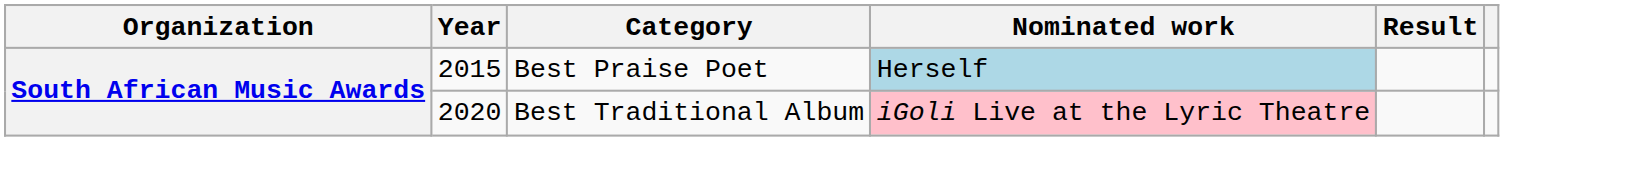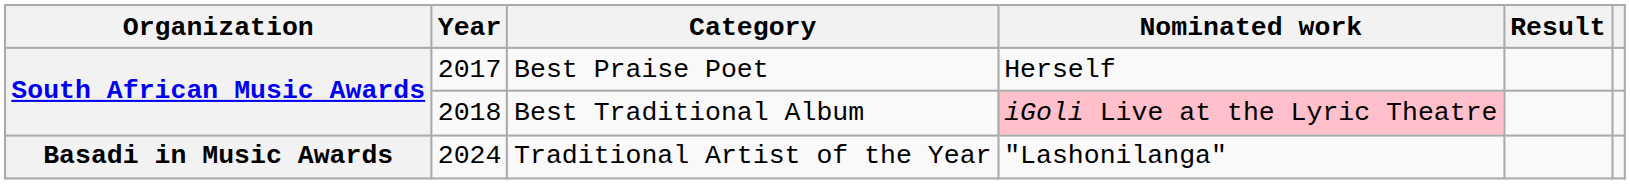(470, 70) 2015 -> (470, 70) 2017
(933, 70) lightblue background -> (1060, 70) no background
(470, 113) 2020 -> (470, 113) 2018
+ row: (753, 156)
